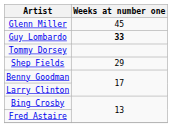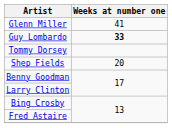(119, 24) 45 -> (119, 24) 41
(119, 63) 29 -> (119, 63) 20
